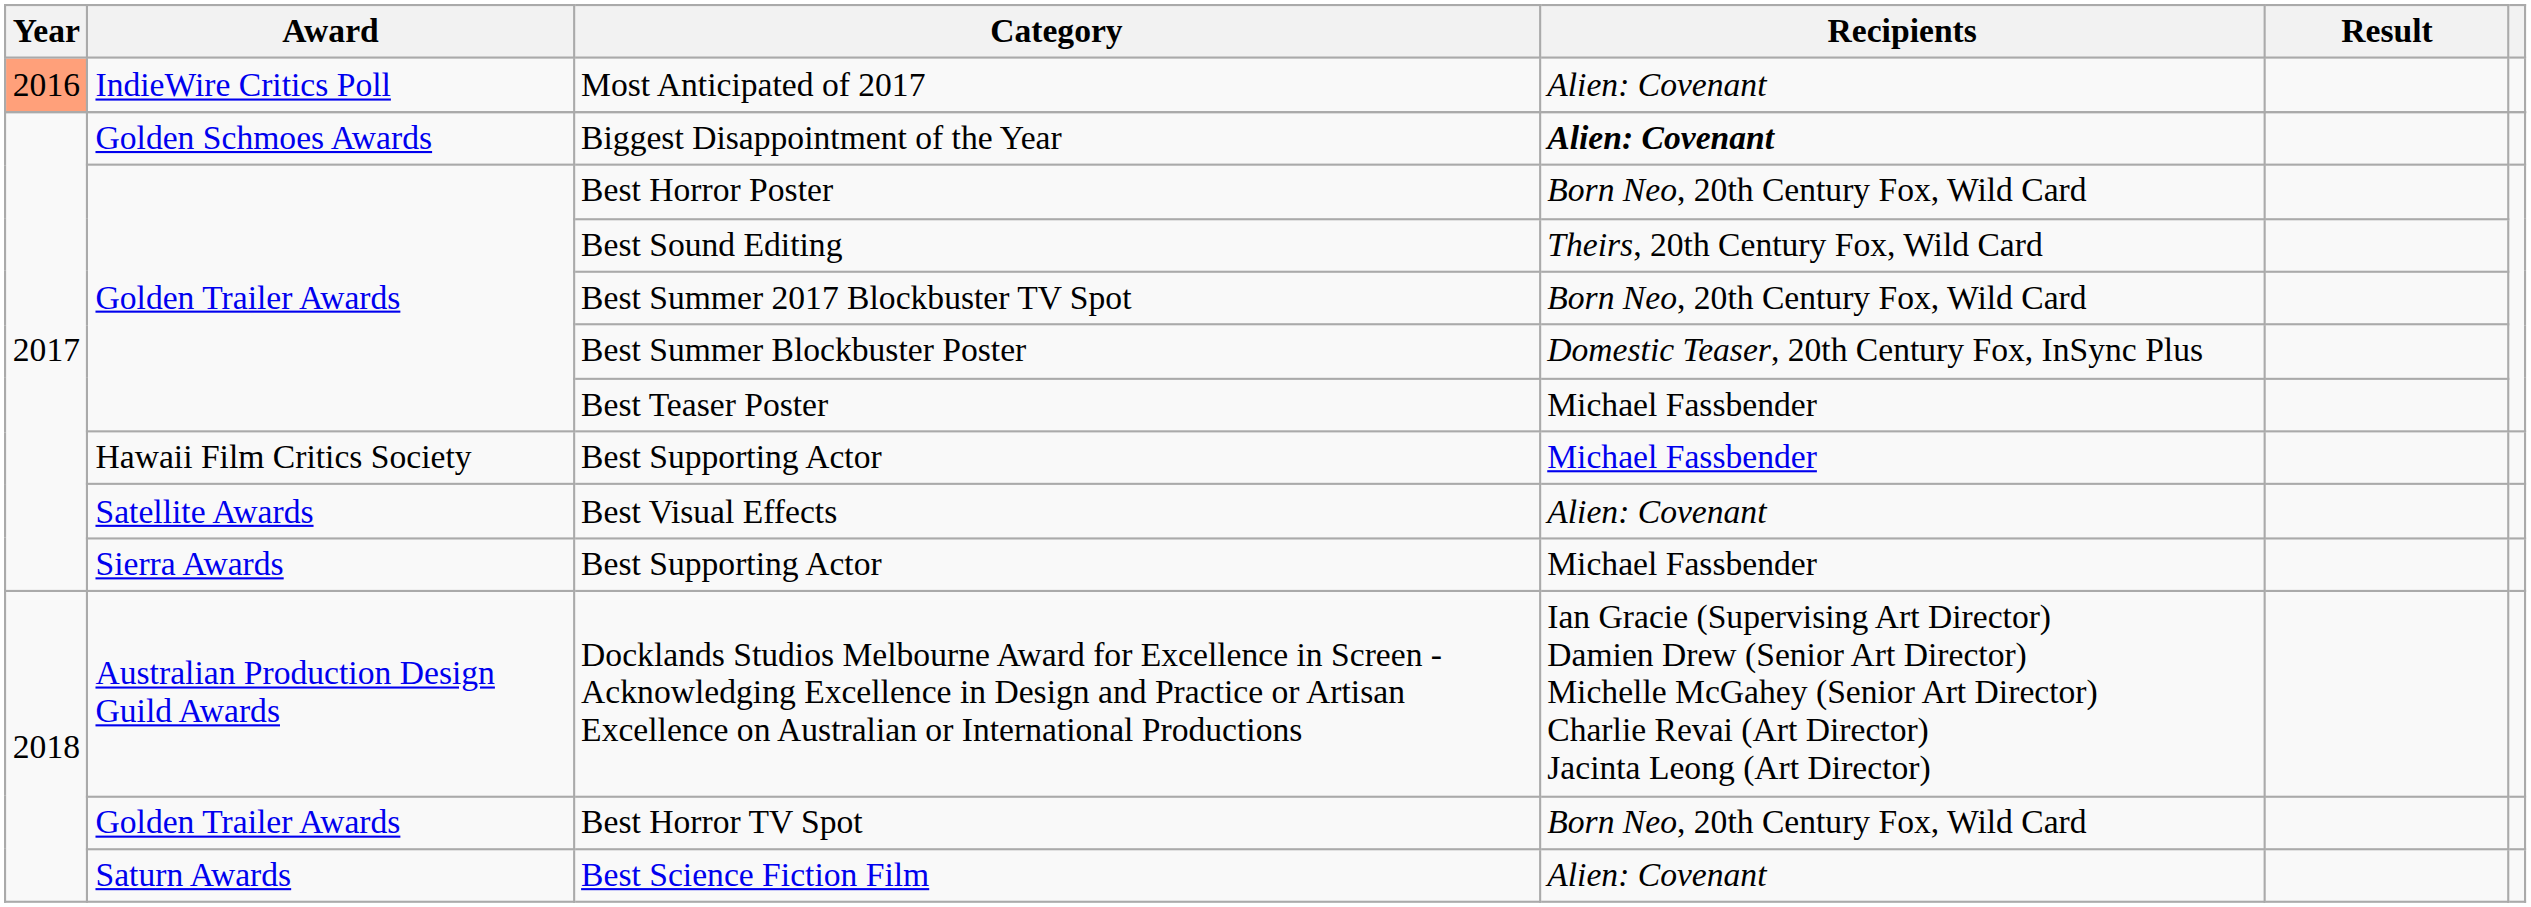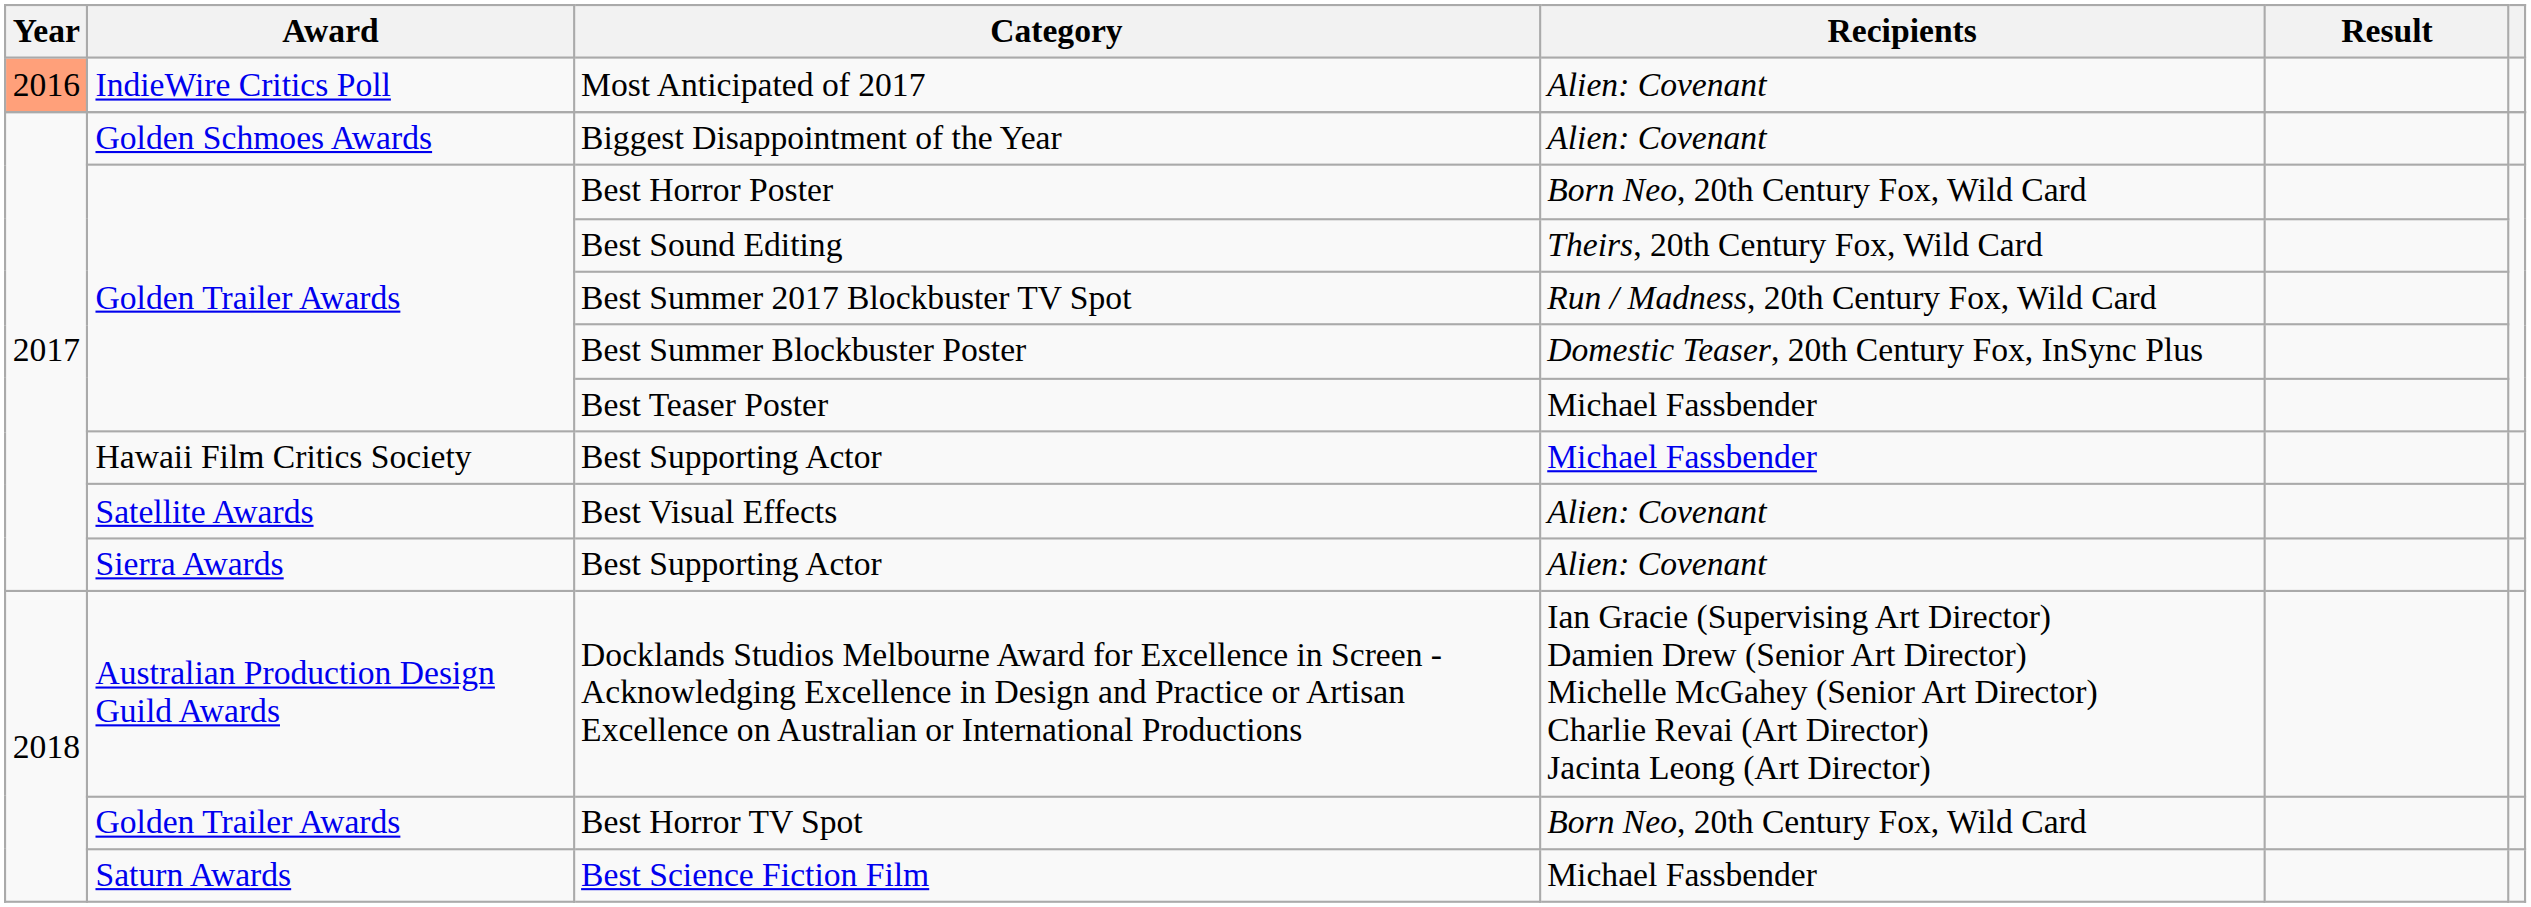(1661, 137) bold -> (1657, 137) normal
(1817, 297) Born Neo, 20th Century Fox, Wild Card -> (1852, 297) Run / Madness, 20th Century Fox, Wild Card
(1682, 564) Michael Fassbender -> (1657, 564) Alien: Covenant
(1657, 875) Alien: Covenant -> (1682, 875) Michael Fassbender
